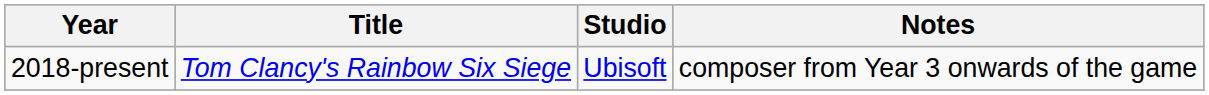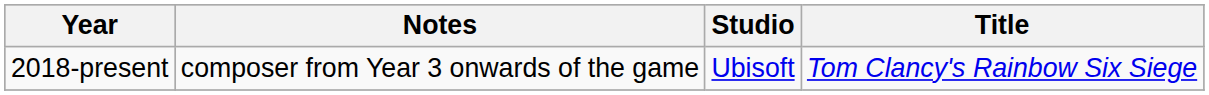columns swapped: (376, 25) <-> (938, 25)
